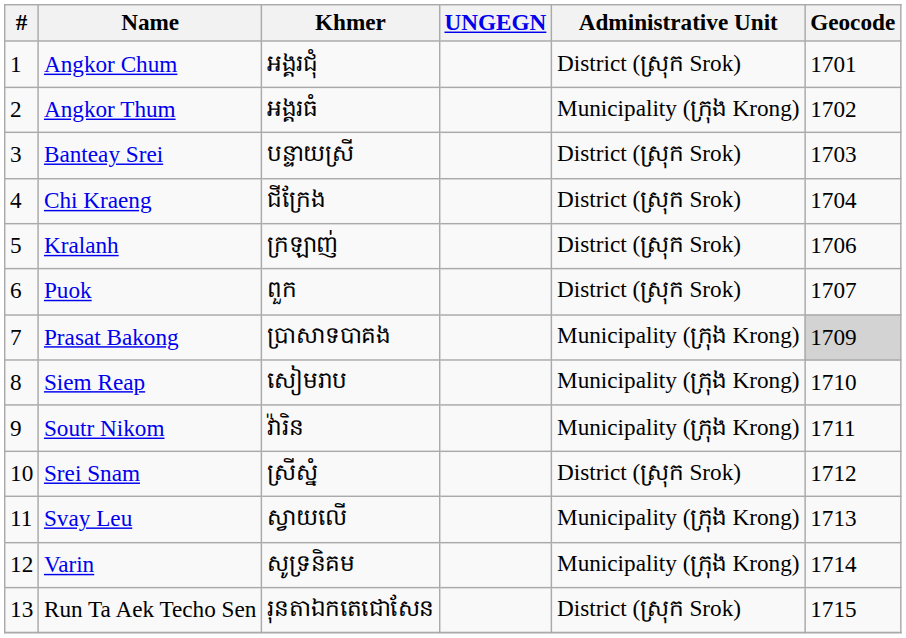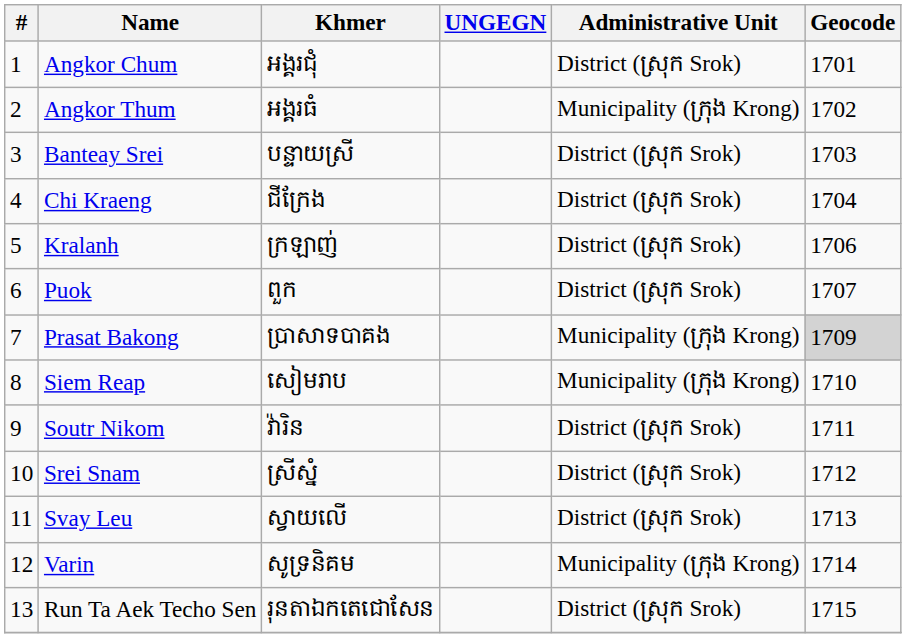(678, 426) Municipality (ក្រុង Krong) -> (649, 426) District (ស្រុក Srok)
(678, 517) Municipality (ក្រុង Krong) -> (649, 517) District (ស្រុក Srok)
